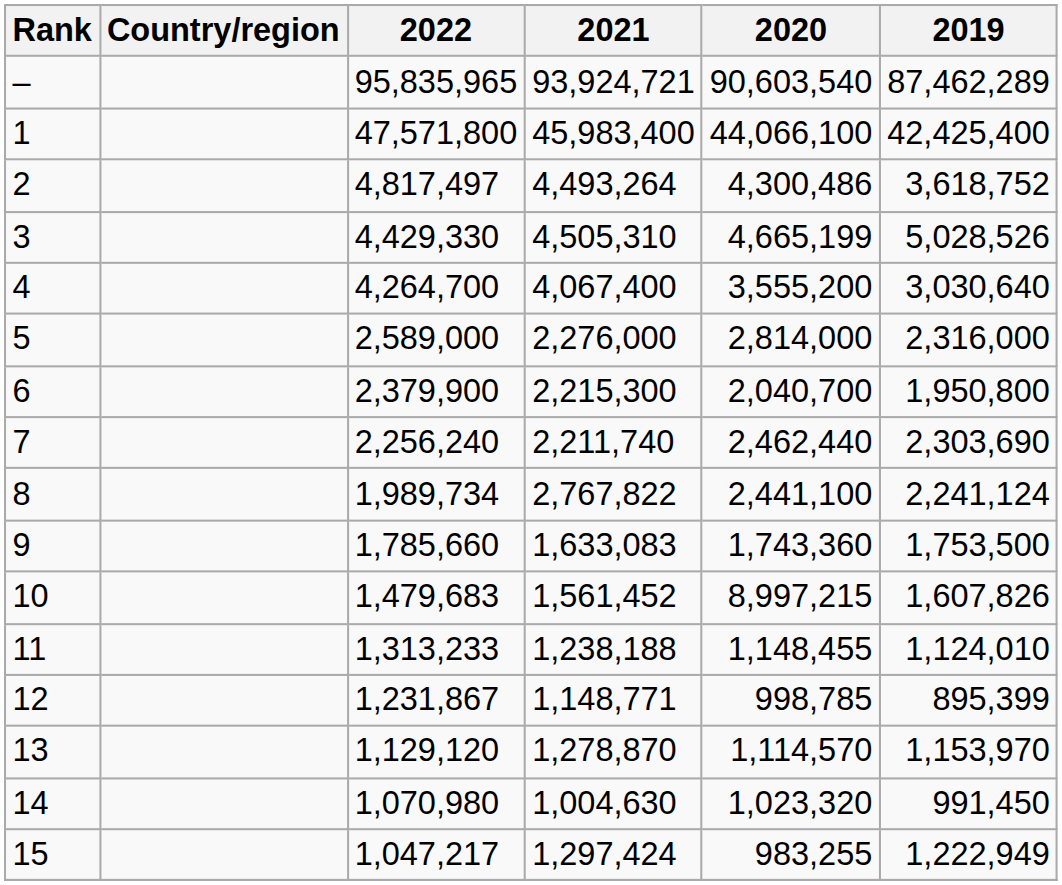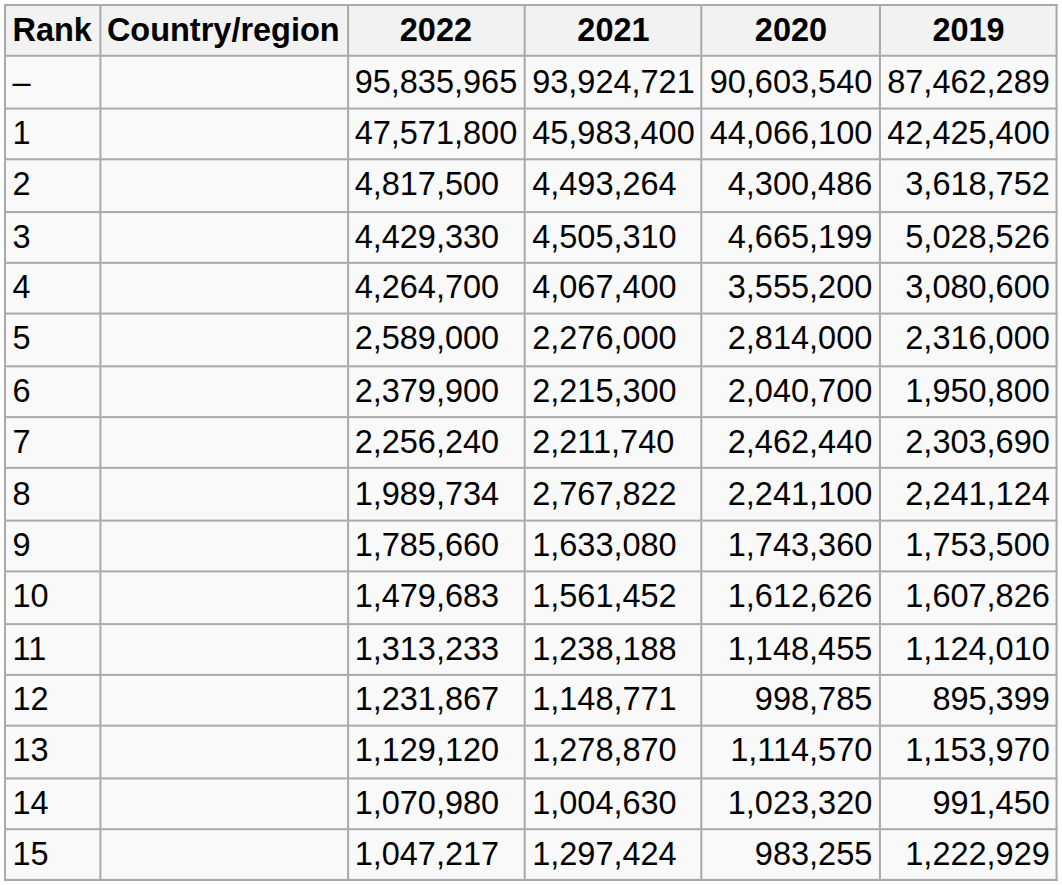(427, 184) 4,817,497 -> (427, 184) 4,817,500
(978, 287) 3,030,640 -> (978, 287) 3,080,600
(800, 493) 2,441,100 -> (800, 493) 2,241,100
(604, 545) 1,633,083 -> (604, 545) 1,633,080
(800, 596) 8,997,215 -> (800, 596) 1,612,626
(978, 854) 1,222,949 -> (978, 854) 1,222,929
